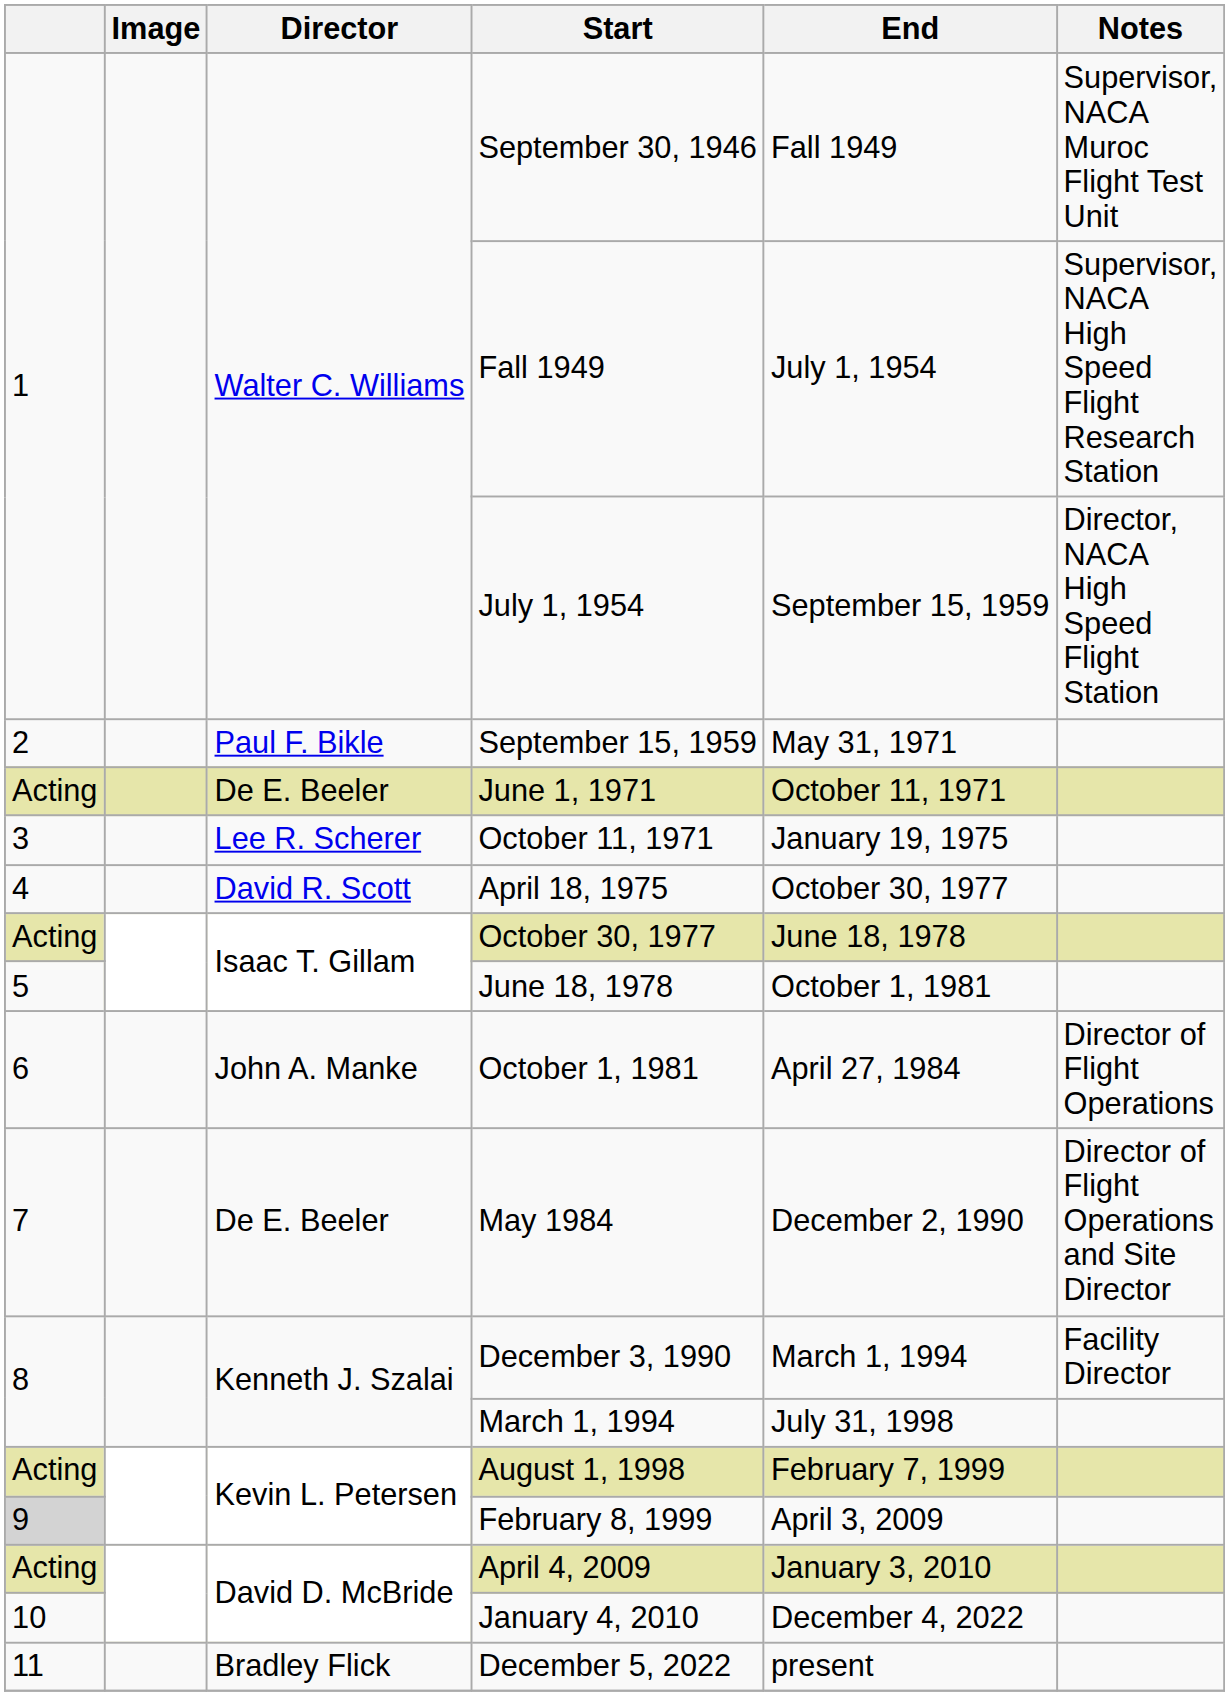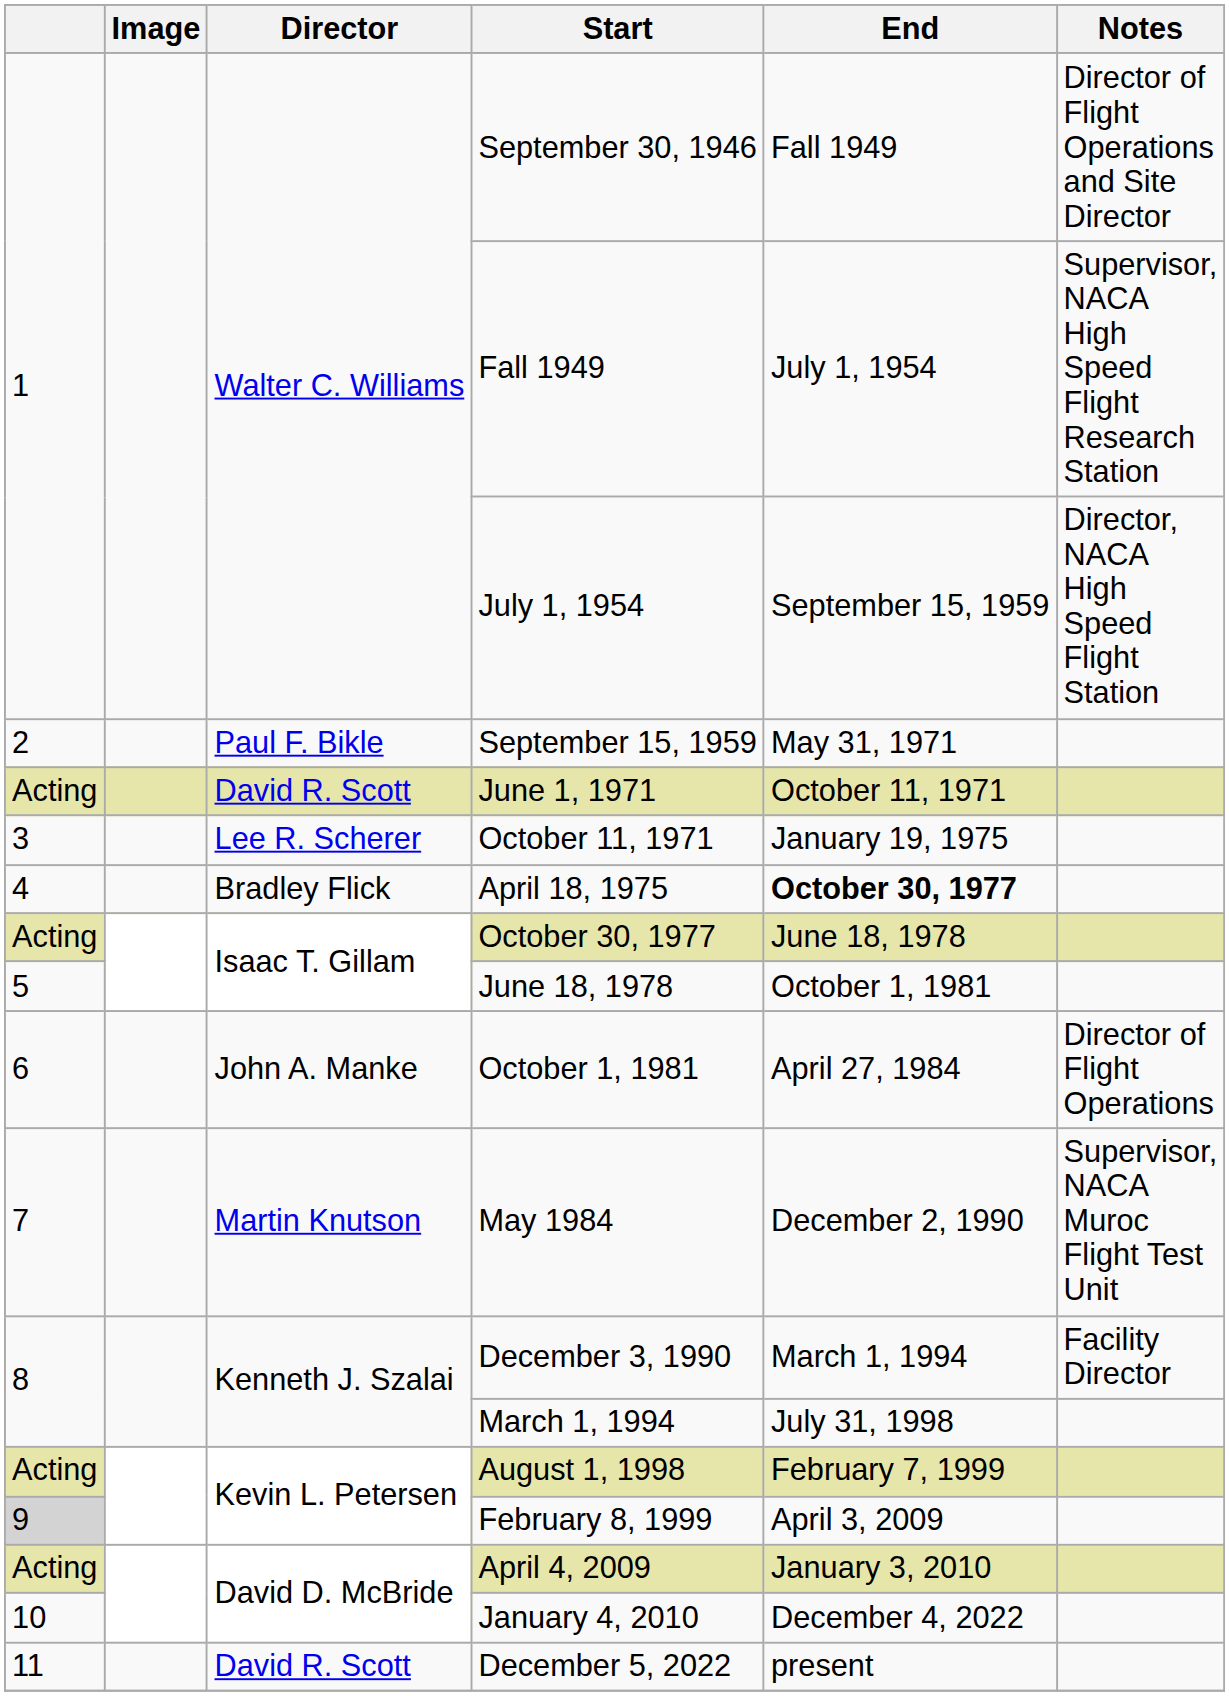(1140, 146) Supervisor, NACA Muroc Flight Test Unit -> (1139, 146) Director of Flight Operations and Site Director
(302, 790) De E. Beeler -> (313, 790) David R. Scott
(313, 888) David R. Scott -> (302, 888) Bradley Flick
(890, 888) normal -> (894, 888) bold
(302, 1221) De E. Beeler -> (318, 1221) Martin Knutson
(1139, 1221) Director of Flight Operations and Site Director -> (1140, 1221) Supervisor, NACA Muroc Flight Test Unit
(302, 1666) Bradley Flick -> (313, 1666) David R. Scott
